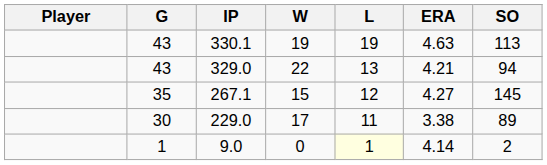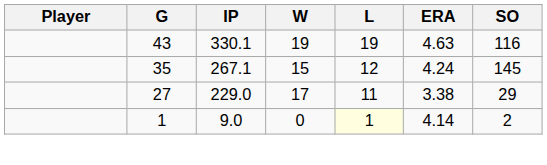(507, 43) 113 -> (507, 43) 116
- row: (231, 69)
(438, 95) 4.27 -> (438, 69) 4.24
(162, 120) 30 -> (162, 95) 27
(507, 120) 89 -> (507, 95) 29
